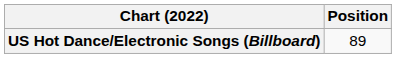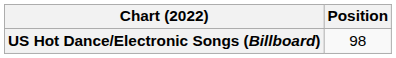(358, 41) 89 -> (358, 41) 98
